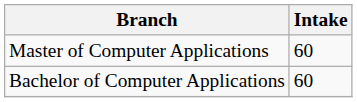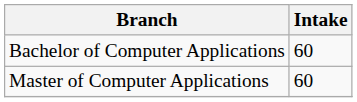rows swapped: (139, 50) <-> (147, 81)
